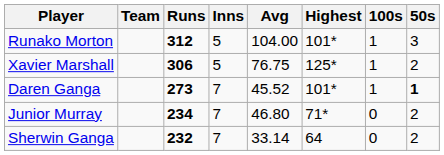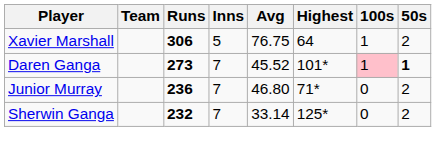- row: (61, 41)
(321, 65) 125* -> (305, 41) 64
(373, 89) no background -> (364, 65) pink background
(180, 114) 234 -> (180, 89) 236
(314, 138) 64 -> (313, 114) 125*
